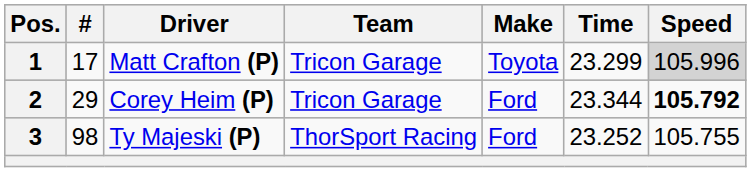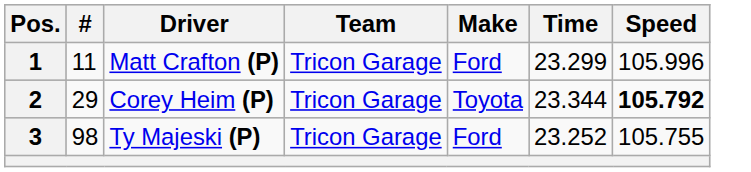(85, 62) 17 -> (84, 62) 11
(523, 62) Toyota -> (477, 62) Ford
(697, 62) lightgrey background -> (661, 62) no background
(513, 99) Ford -> (488, 99) Toyota
(384, 137) ThorSport Racing -> (366, 137) Tricon Garage
